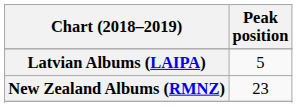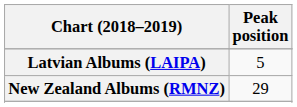(260, 88) 23 -> (260, 88) 29
